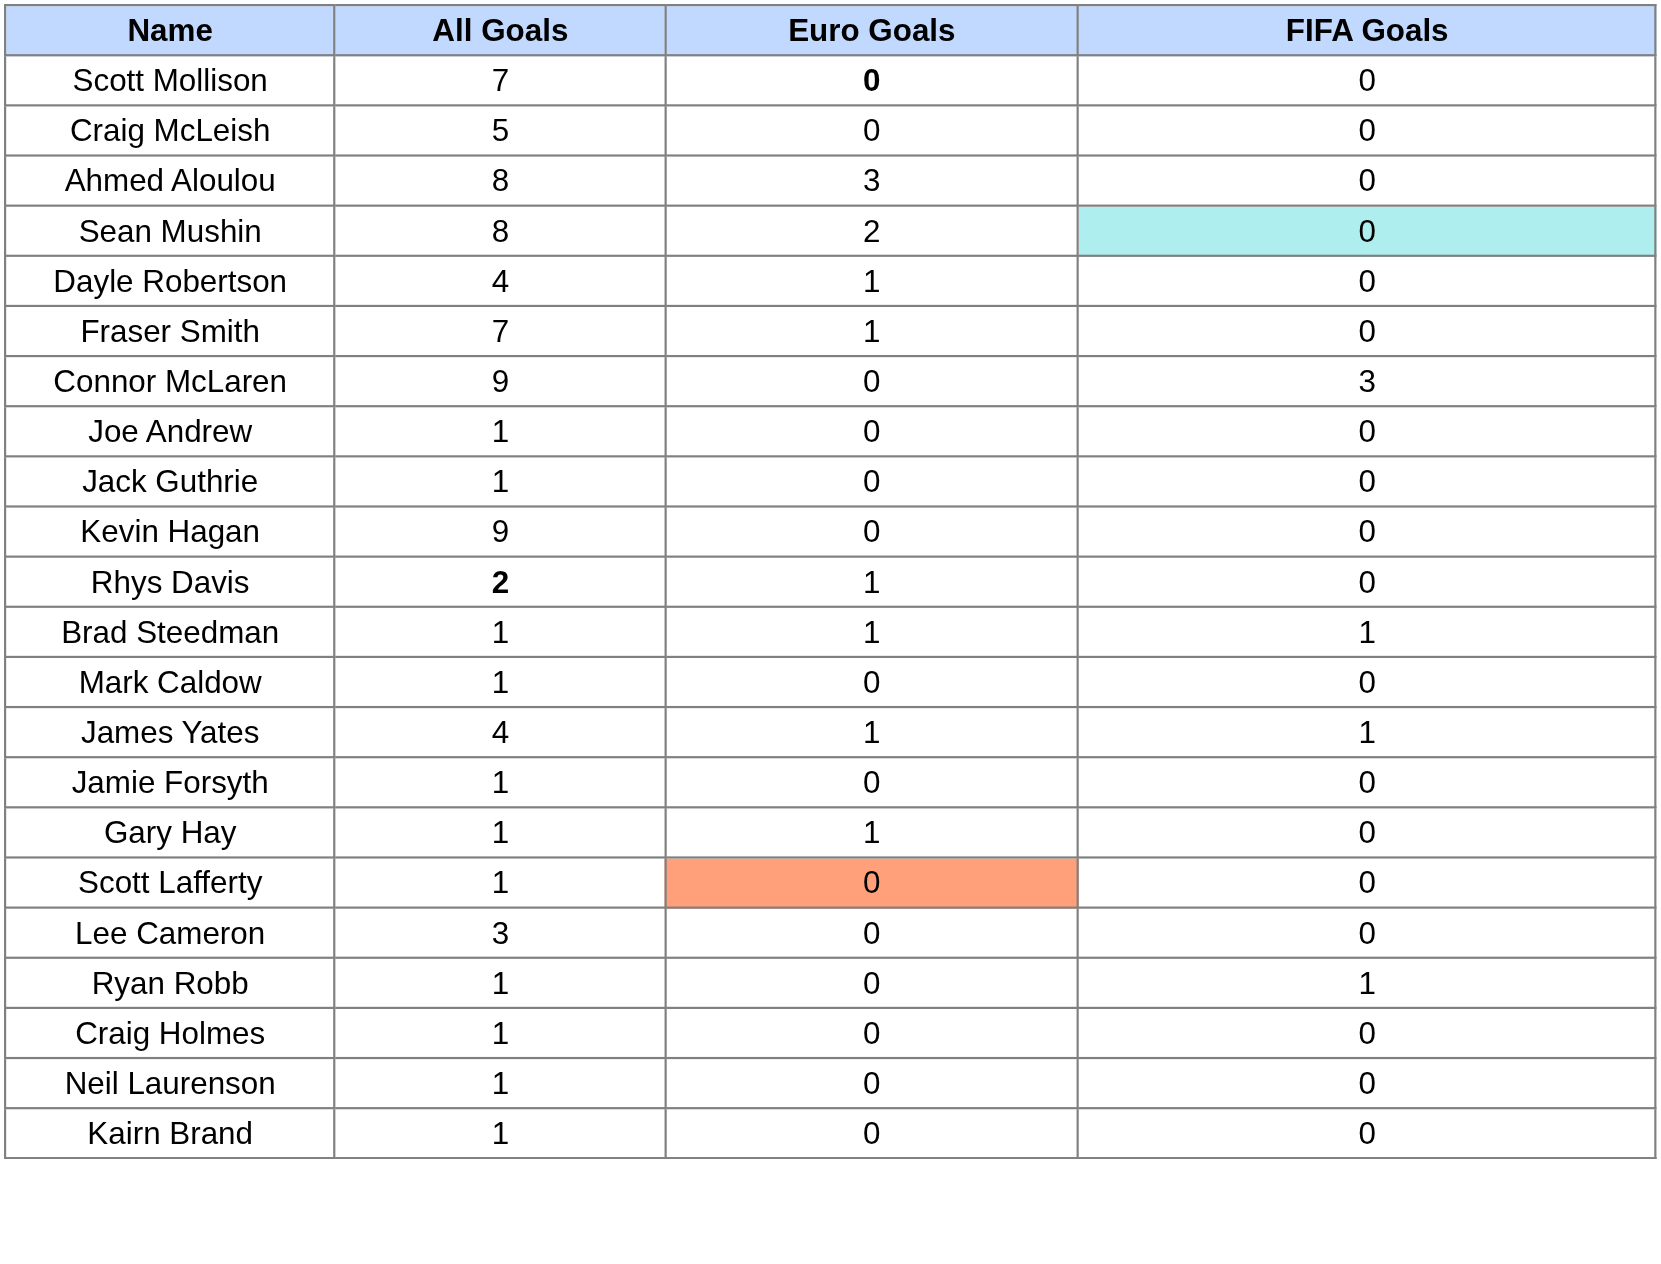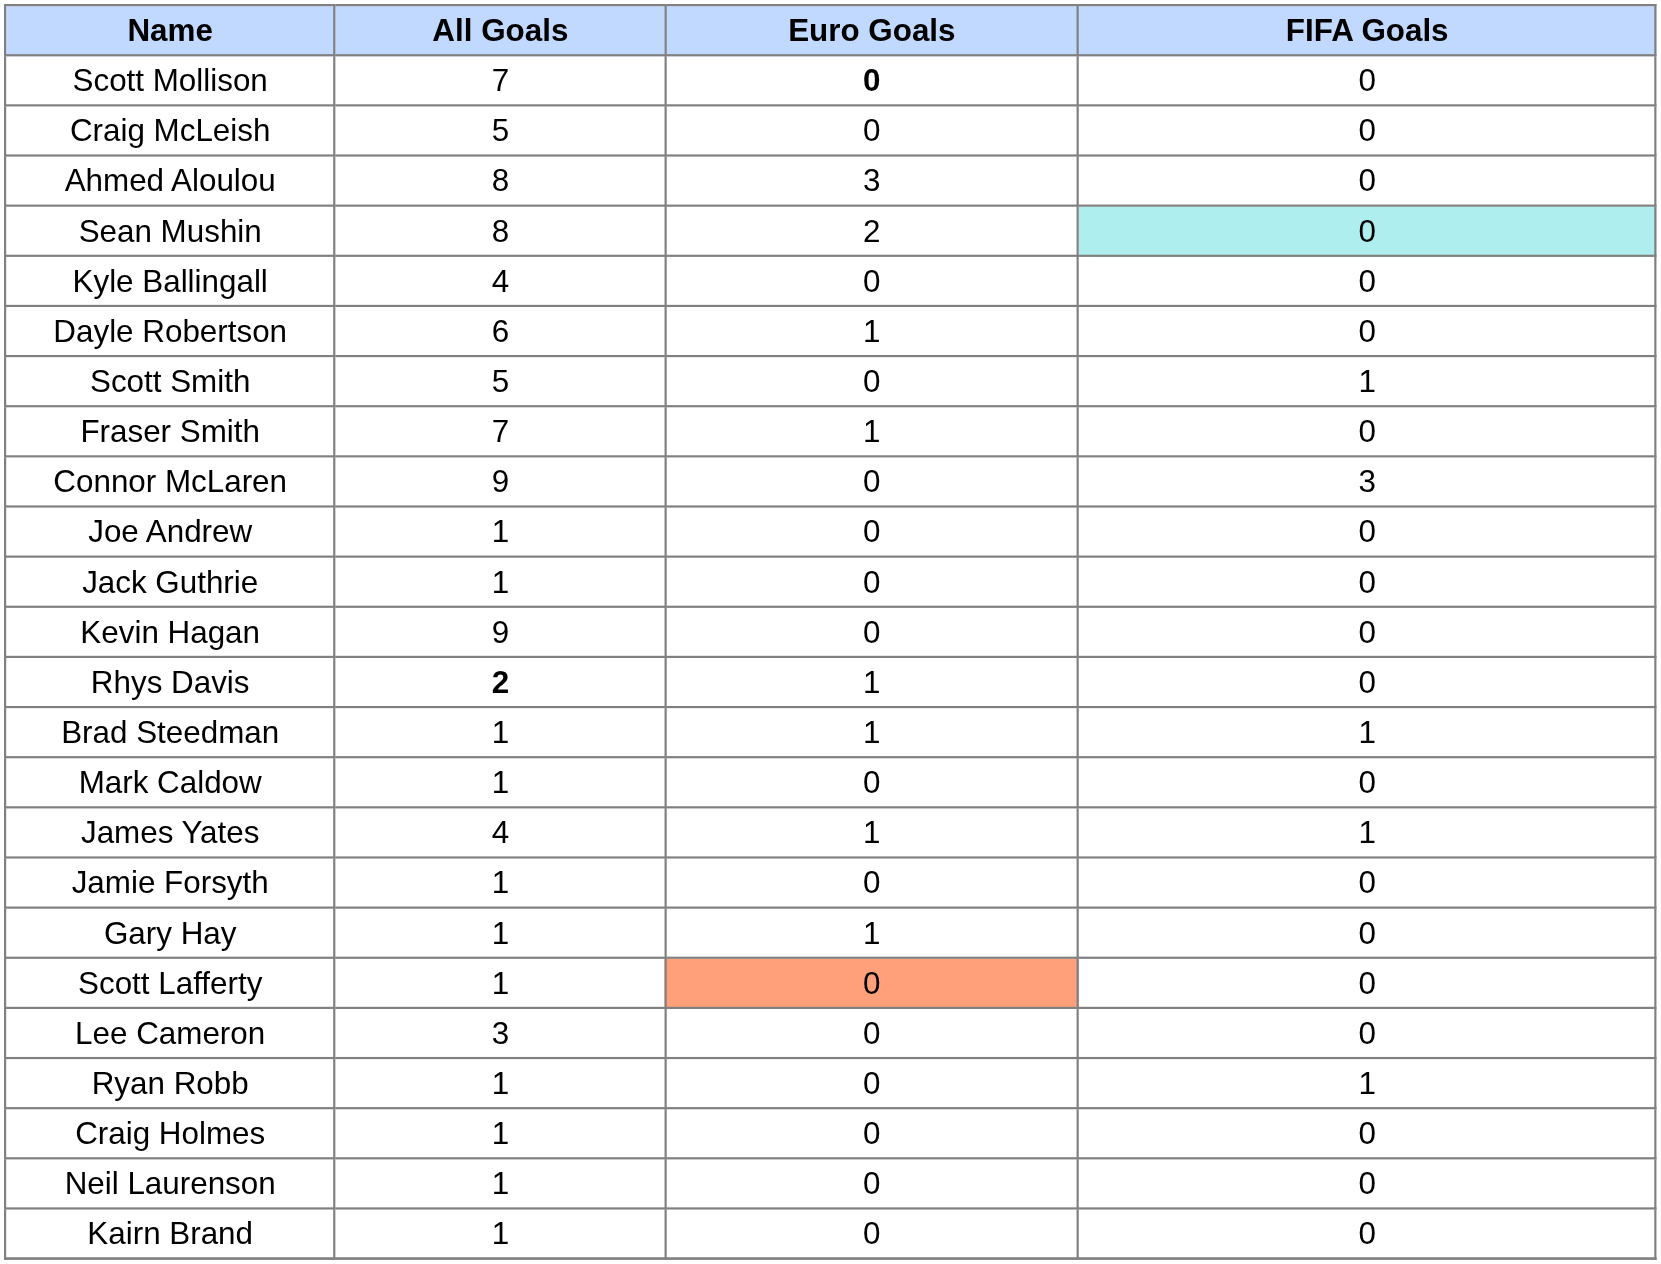+ row: (170, 281)
(500, 281) 4 -> (500, 331) 6
+ row: (170, 381)
